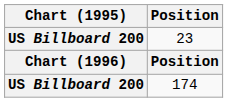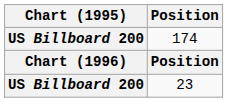rows swapped: (185, 39) <-> (185, 85)
